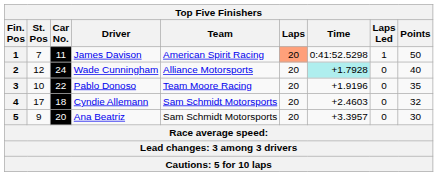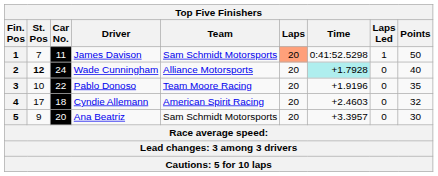(214, 54) American Spirit Racing -> (220, 54) Sam Schmidt Motorsports
(39, 70) normal -> (39, 70) bold
(220, 101) Sam Schmidt Motorsports -> (214, 101) American Spirit Racing
